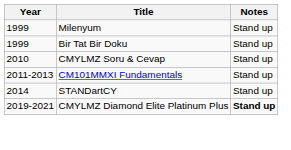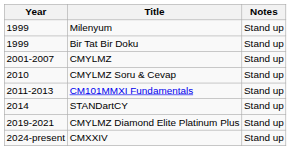+ row: (91, 59)
(254, 106) bold -> (264, 122) normal
+ row: (89, 138)
